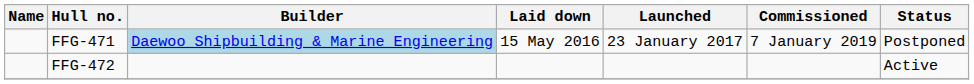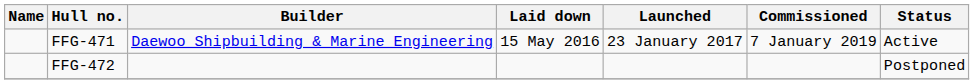(312, 41) lightblue background -> (312, 41) no background
(925, 41) Postponed -> (911, 41) Active
(911, 66) Active -> (925, 66) Postponed
